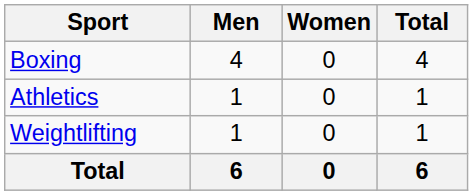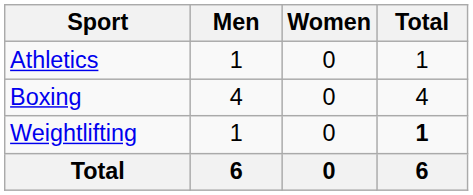rows swapped: (54, 97) <-> (46, 60)
(422, 134) normal -> (422, 134) bold
